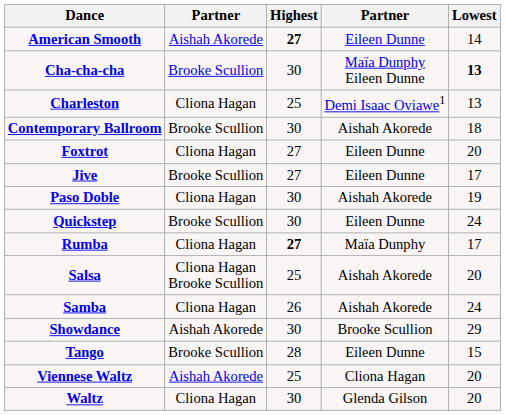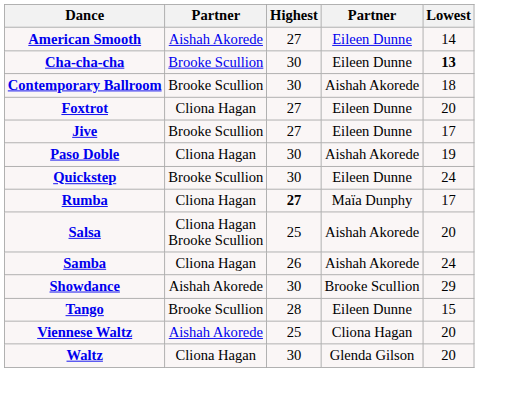(294, 39) bold -> (294, 39) normal
(385, 70) Maïa Dunphy Eileen Dunne -> (372, 62) Eileen Dunne
- row: (85, 103)
